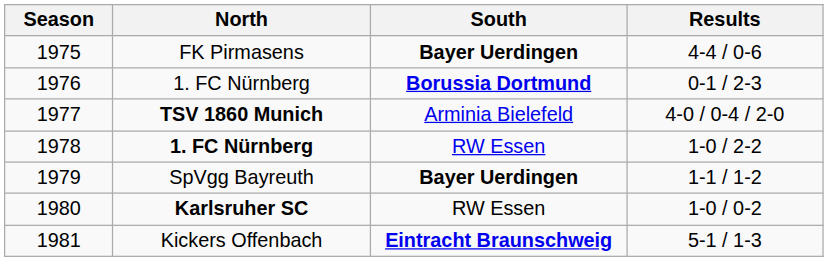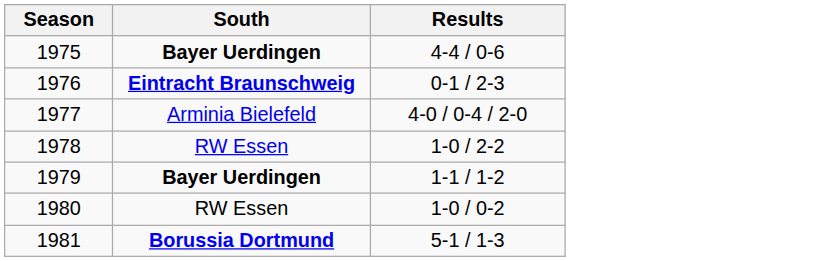- column: (242, 20)
(499, 83) Borussia Dortmund -> (242, 83) Eintracht Braunschweig
(499, 240) Eintracht Braunschweig -> (242, 240) Borussia Dortmund
